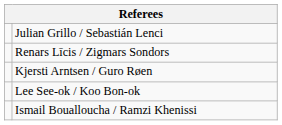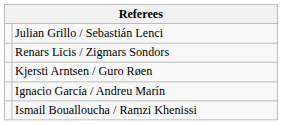- row: (78, 91)
+ row: (90, 91)
